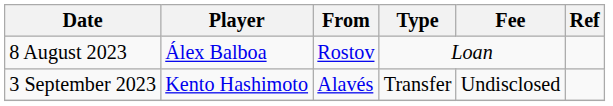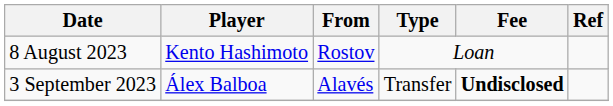(216, 52) Álex Balboa -> (237, 52) Kento Hashimoto
(237, 84) Kento Hashimoto -> (216, 84) Álex Balboa
(510, 84) normal -> (512, 84) bold
